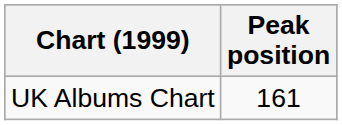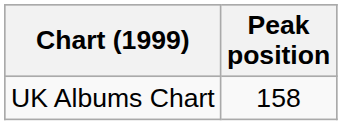(279, 97) 161 -> (279, 97) 158
